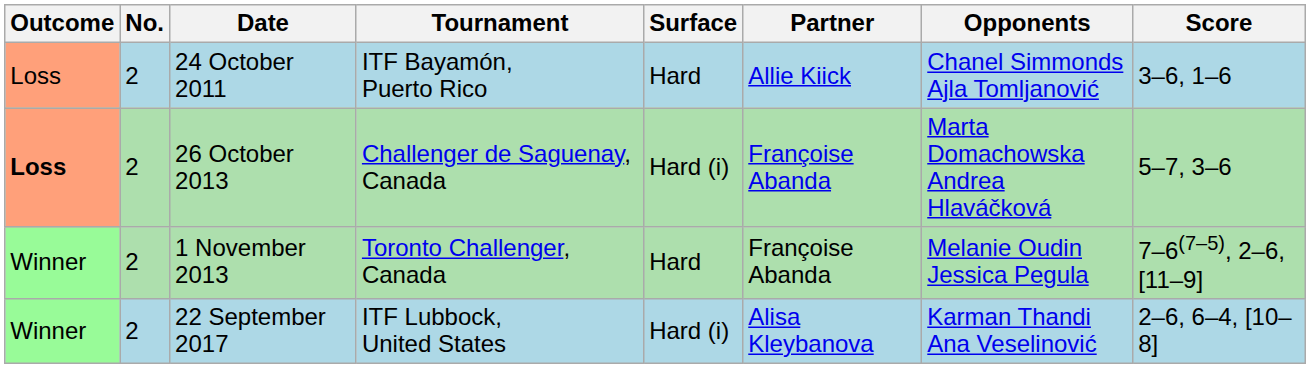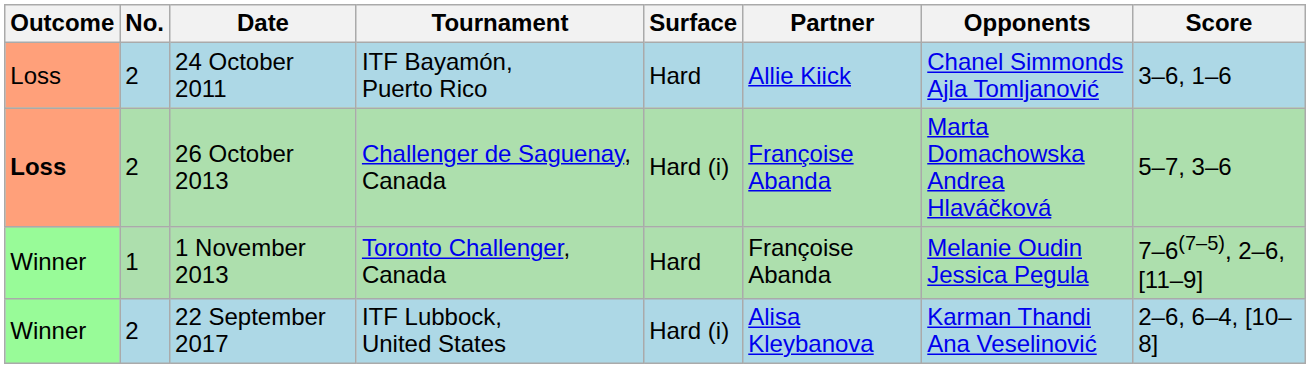(132, 262) 2 -> (132, 262) 1
